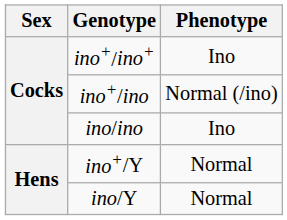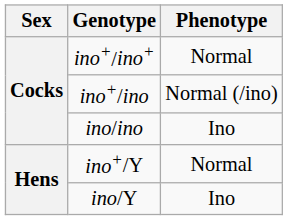(221, 55) Ino -> (221, 55) Normal
(221, 198) Normal -> (221, 198) Ino
